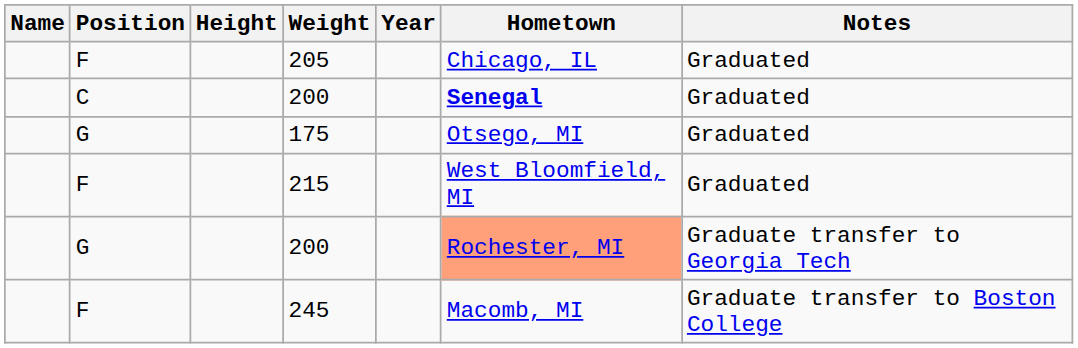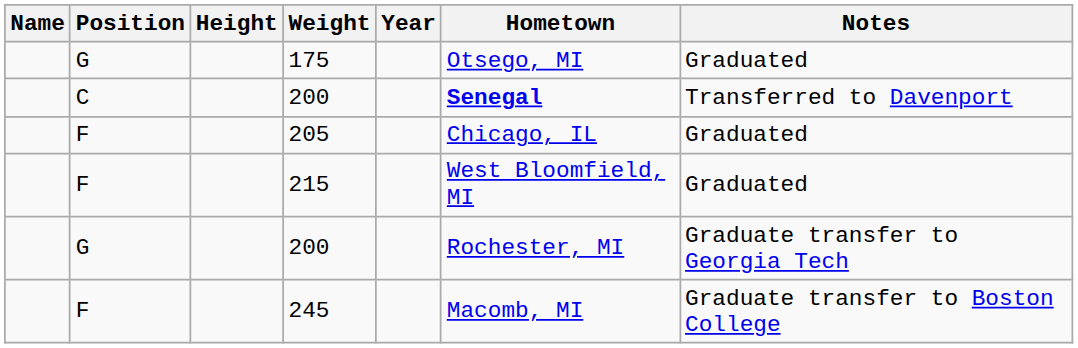rows swapped: (83, 60) <-> (83, 135)
(748, 98) Graduated -> (849, 98) Transferred to Davenport
(536, 248) lightsalmon background -> (536, 248) no background
